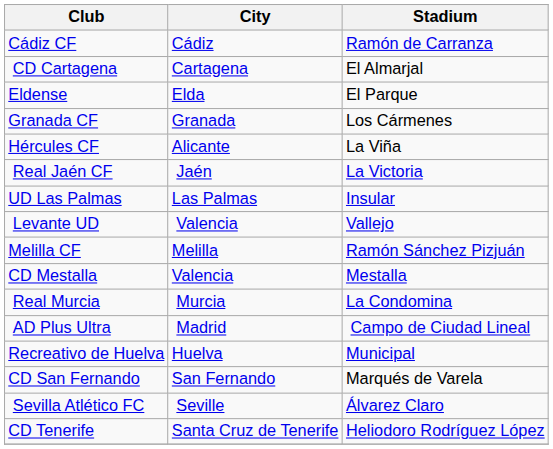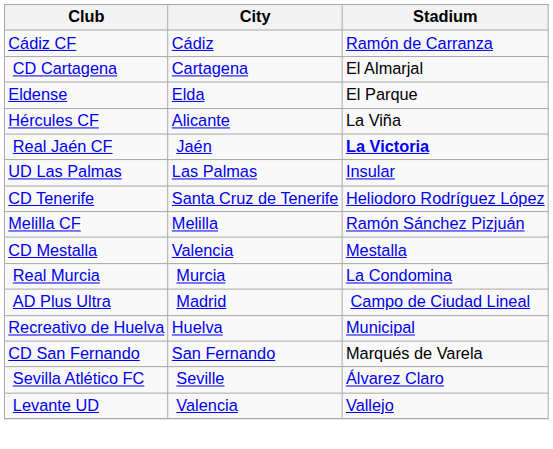- row: (53, 120)
(384, 172) normal -> (388, 146) bold
rows swapped: (54, 224) <-> (51, 431)
